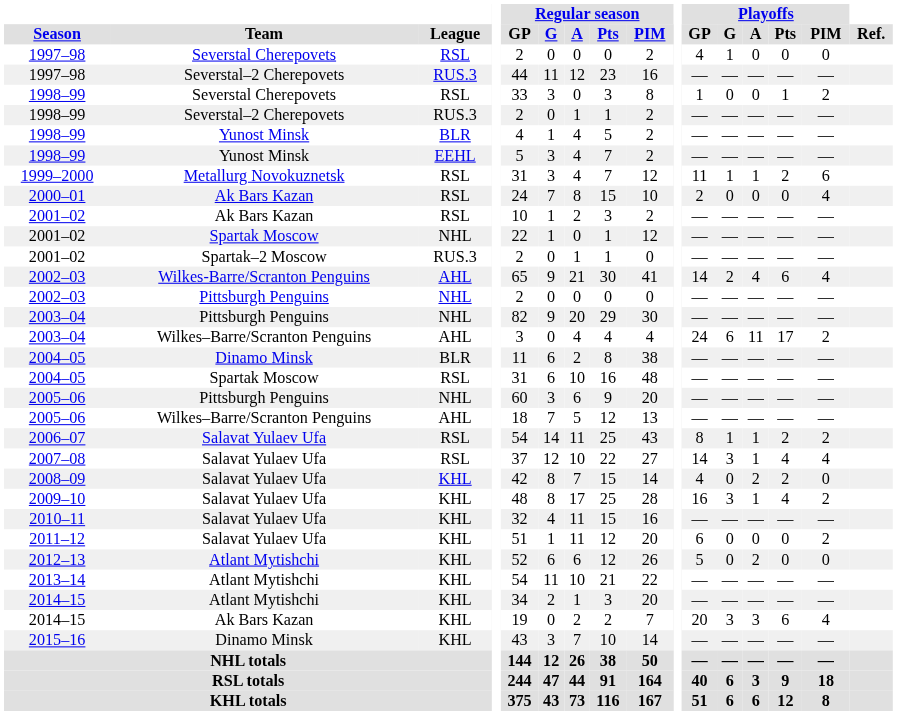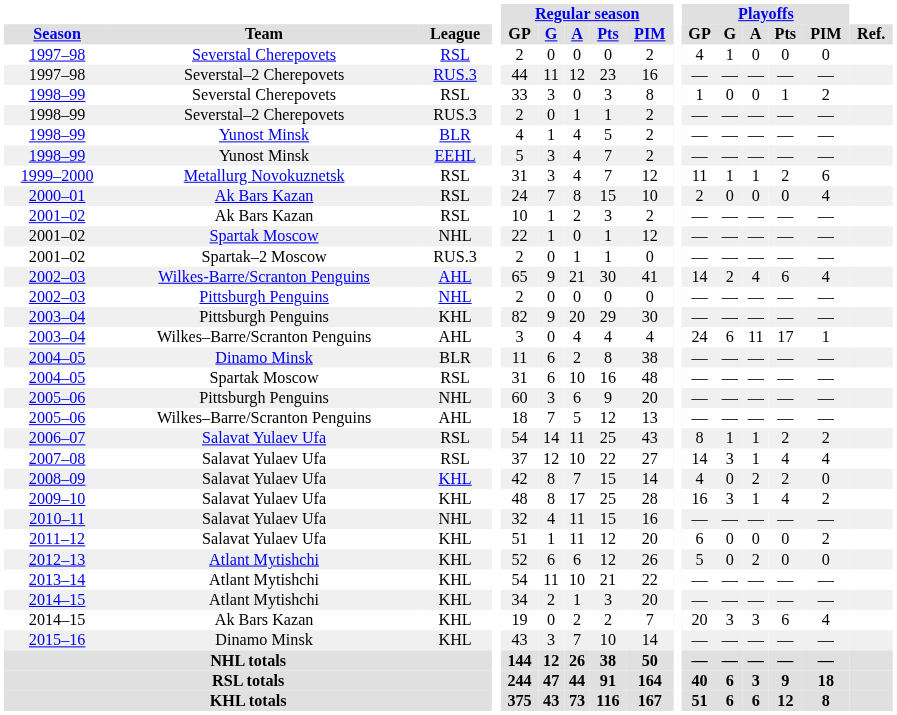(455, 317) NHL -> (455, 317) KHL
(826, 337) 2 -> (826, 337) 1
(455, 519) KHL -> (455, 519) NHL
